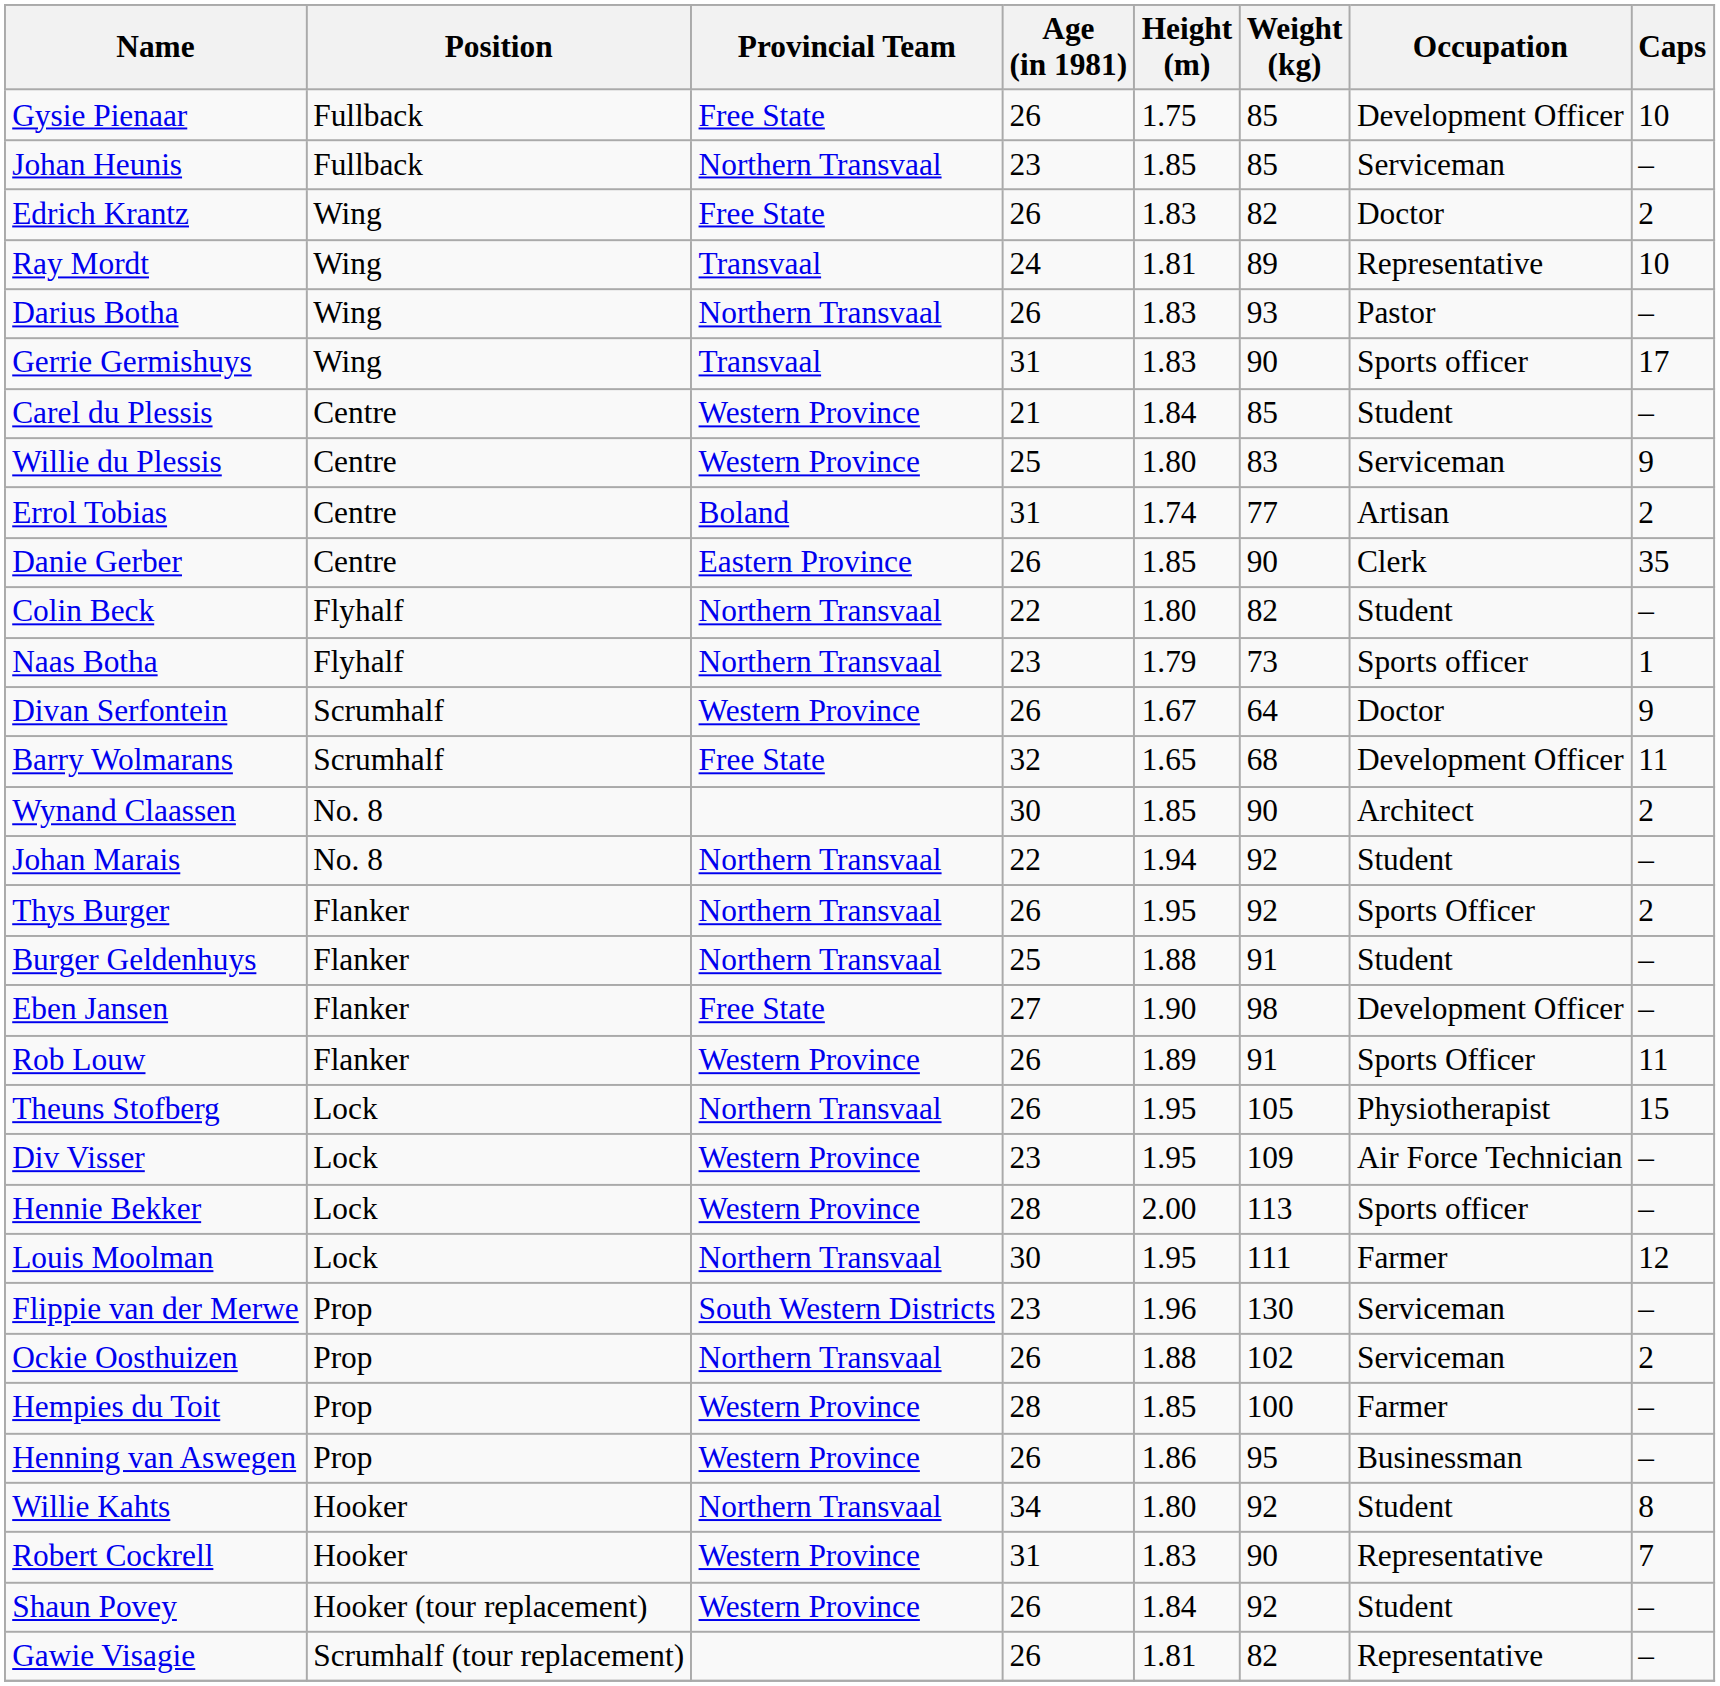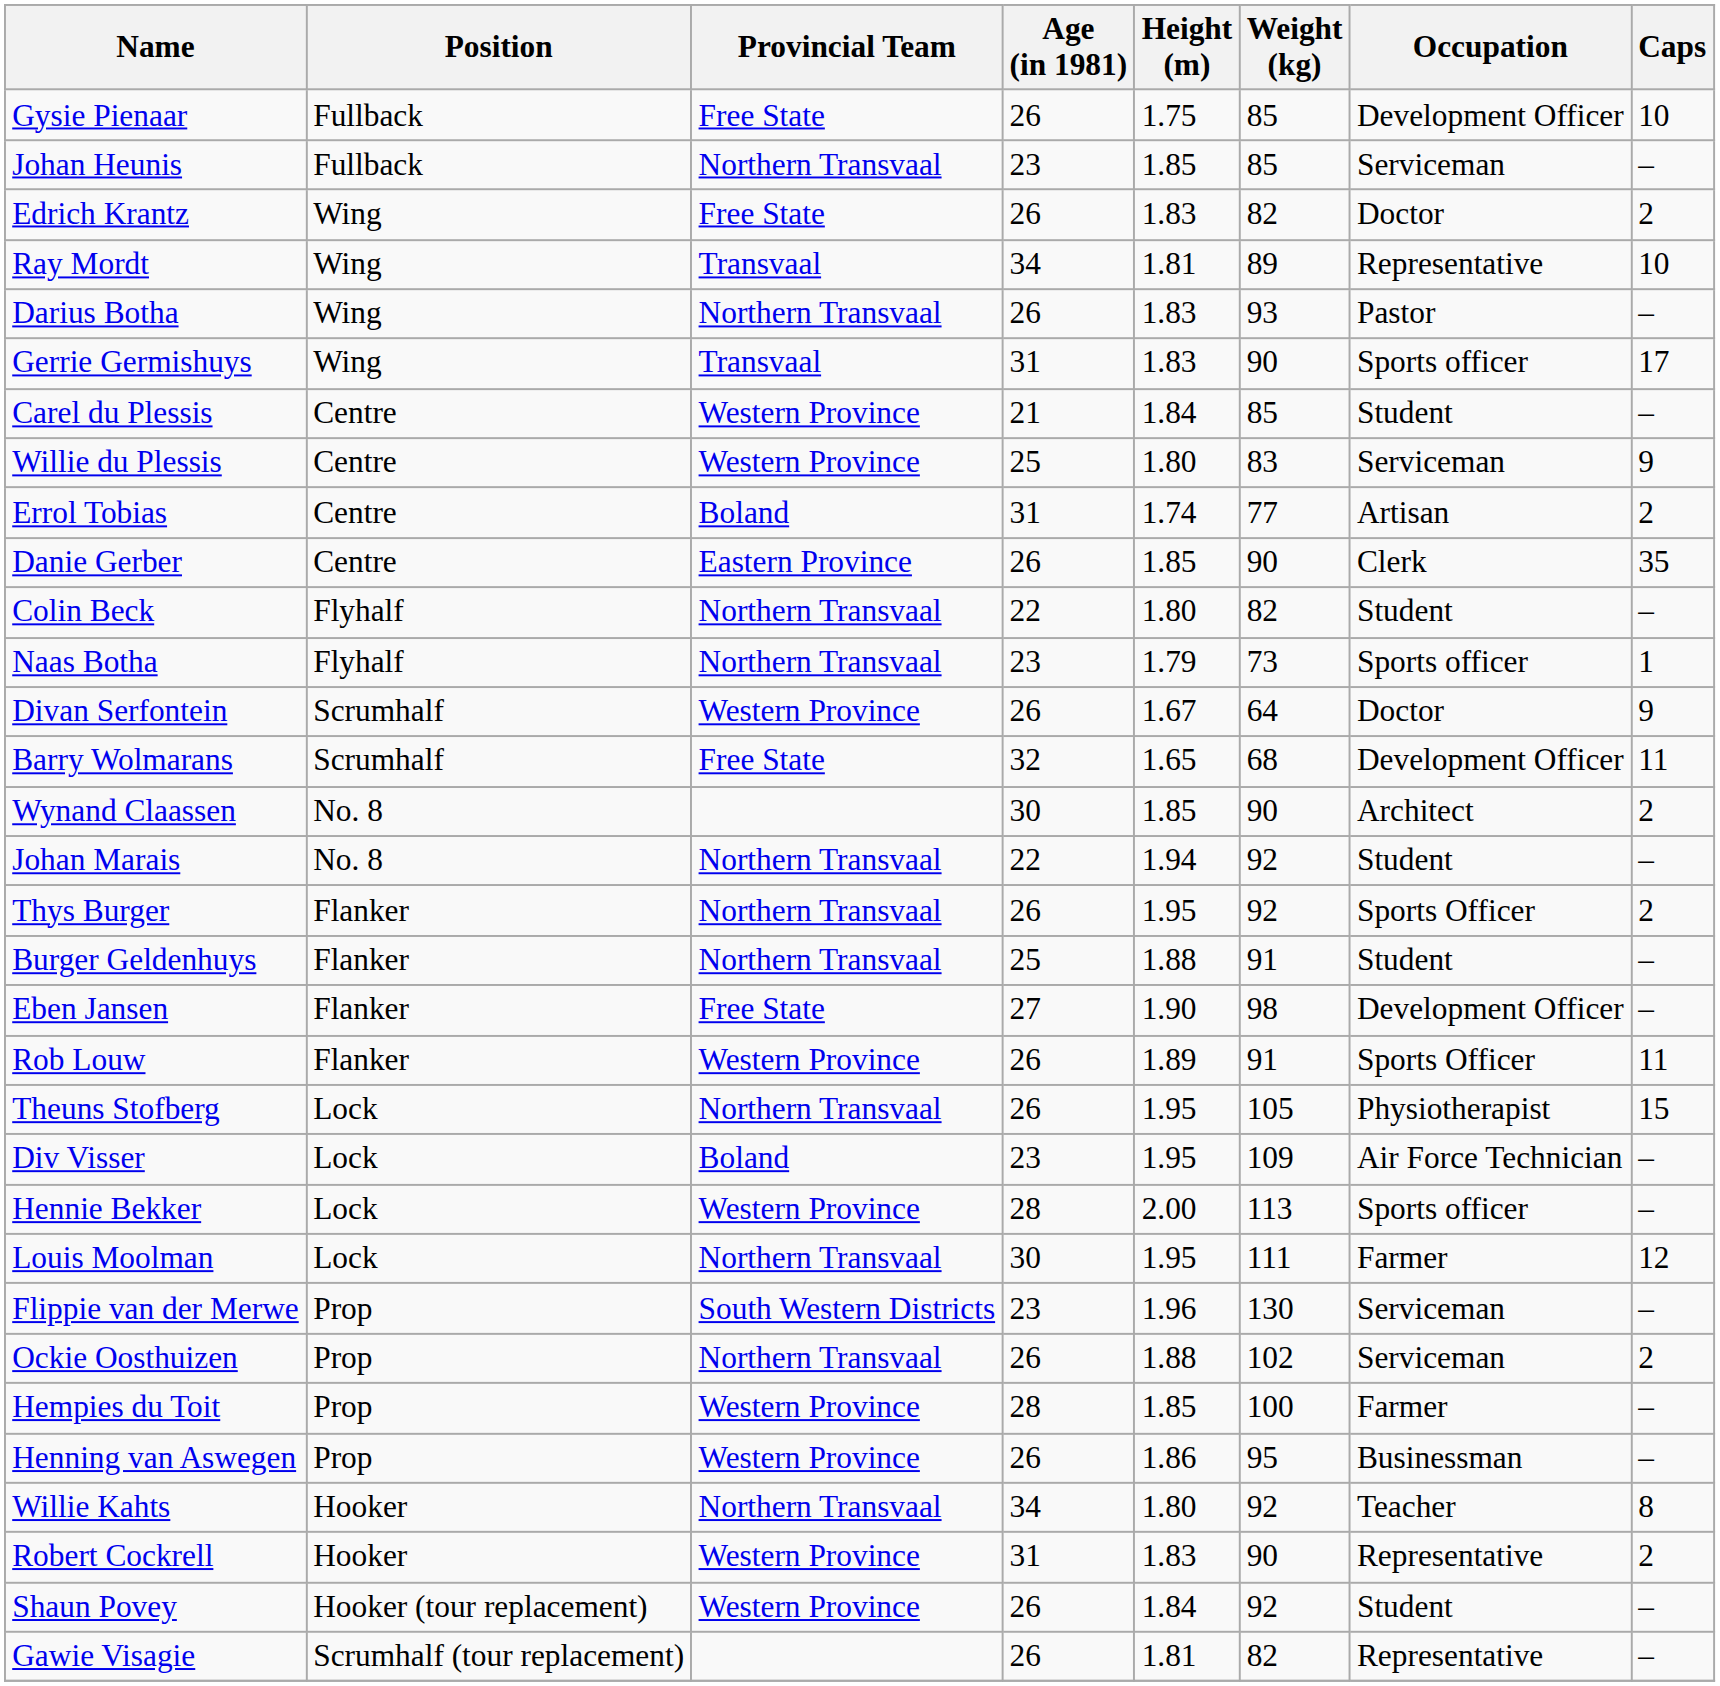(1025, 263) 24 -> (1025, 263) 34
(809, 1158) Western Province -> (744, 1158) Boland
(1405, 1506) Student -> (1406, 1506) Teacher
(1646, 1556) 7 -> (1646, 1556) 2
